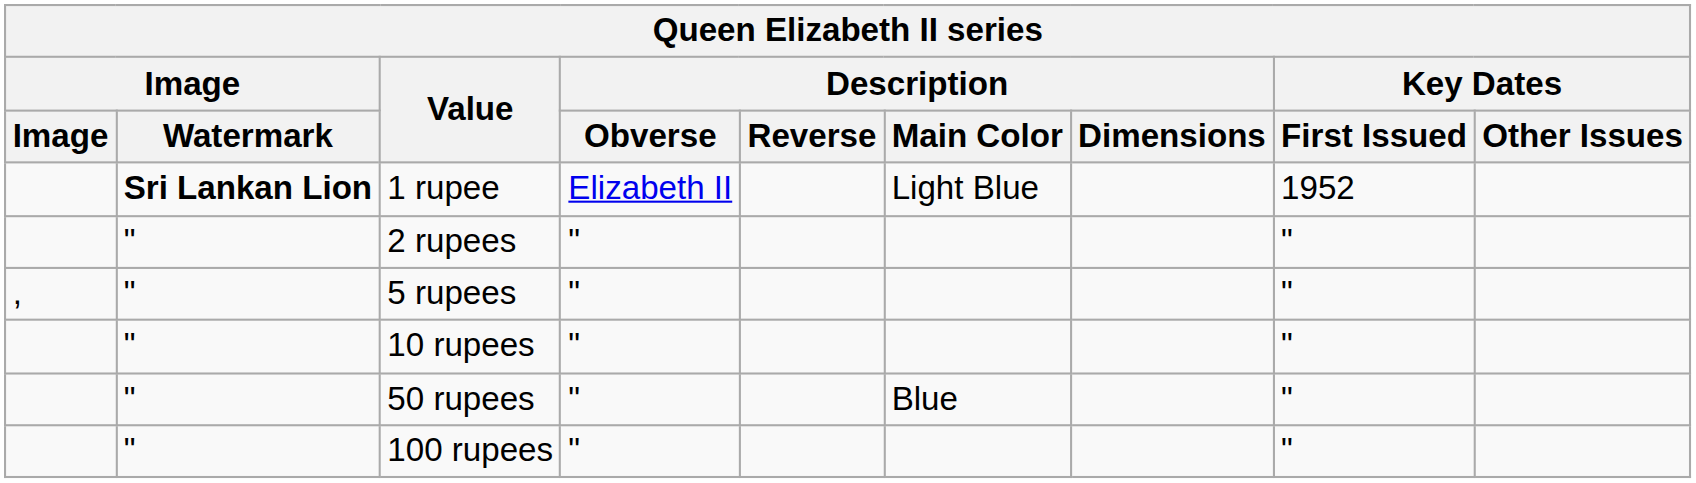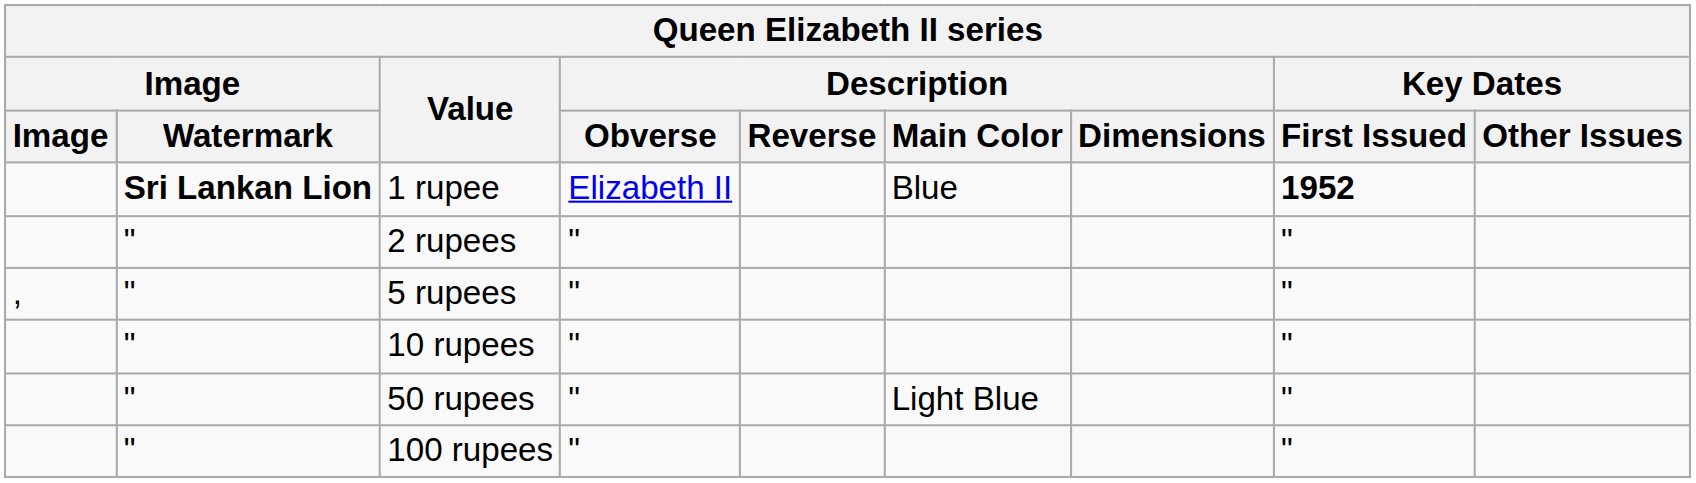(965, 188) Light Blue -> (925, 188) Blue
(1318, 188) normal -> (1318, 188) bold
(925, 398) Blue -> (965, 398) Light Blue
